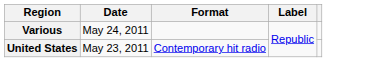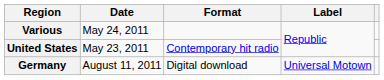+ row: (42, 65)
